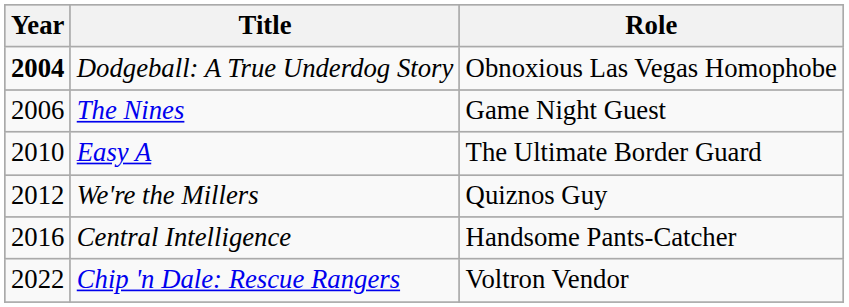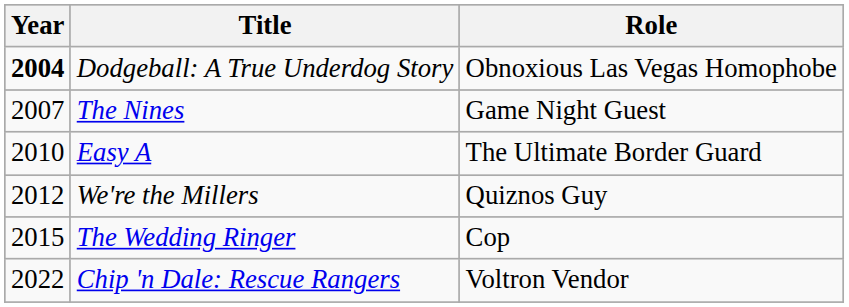(38, 110) 2006 -> (38, 110) 2007
+ row: (186, 237)
- row: (184, 237)
